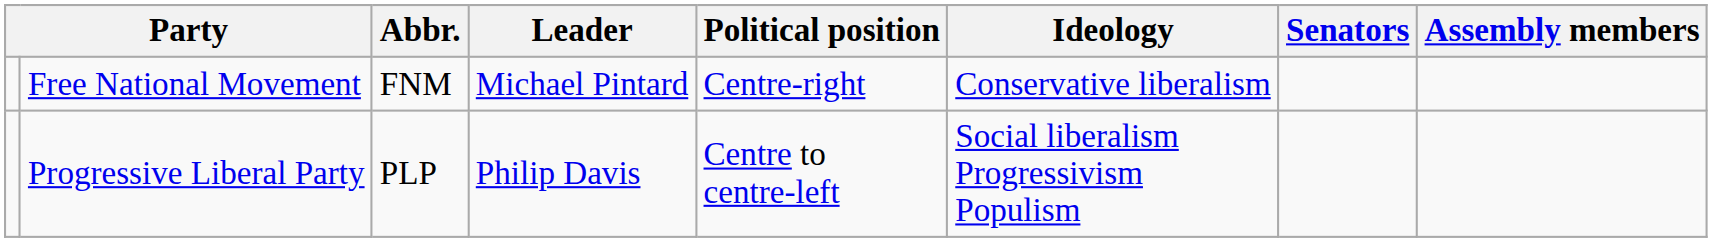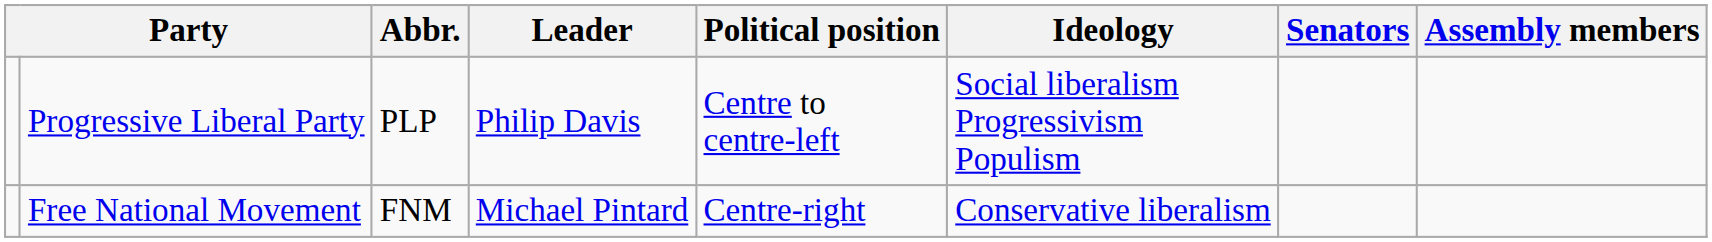rows swapped: (196, 173) <-> (194, 83)
